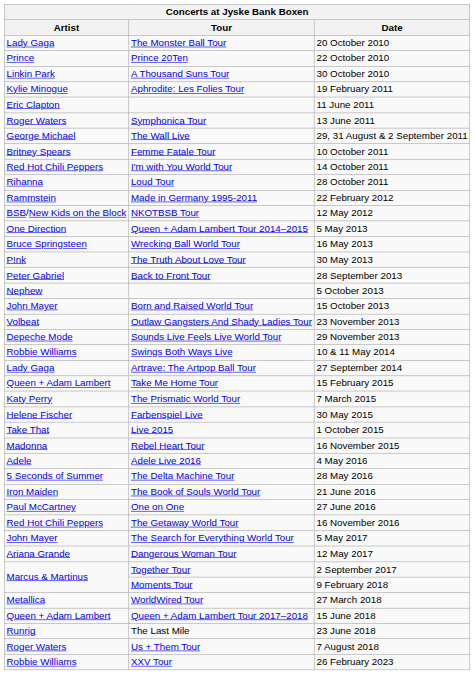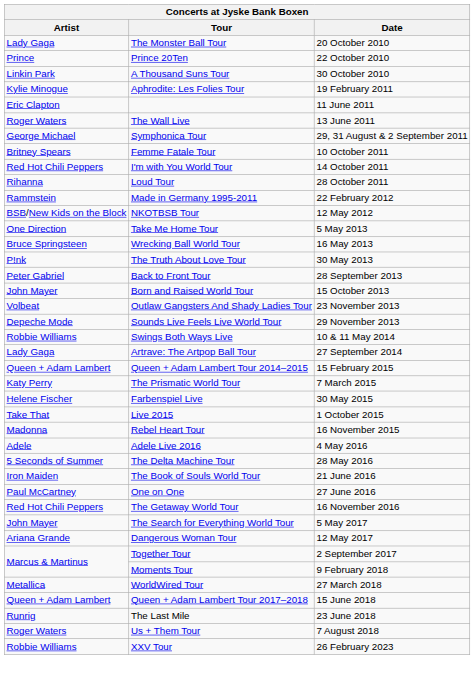(169, 120) Symphonica Tour -> (160, 120) The Wall Live
(160, 136) The Wall Live -> (169, 136) Symphonica Tour
(219, 228) Queen + Adam Lambert Tour 2014–2015 -> (175, 228) Take Me Home Tour
- row: (350, 290)
(175, 383) Take Me Home Tour -> (219, 368) Queen + Adam Lambert Tour 2014–2015
